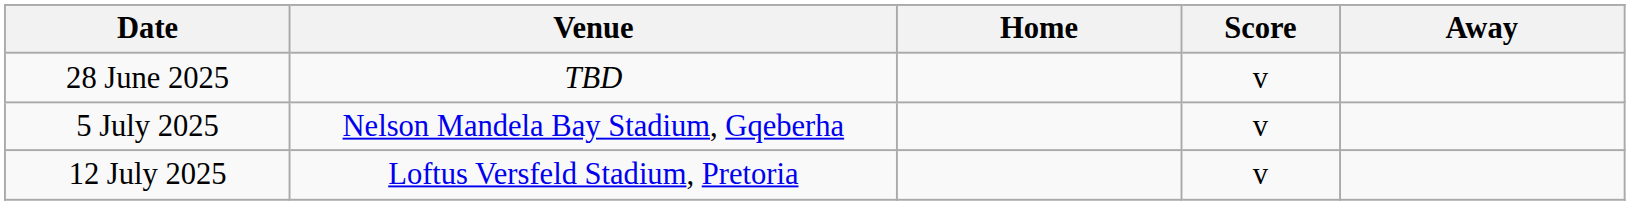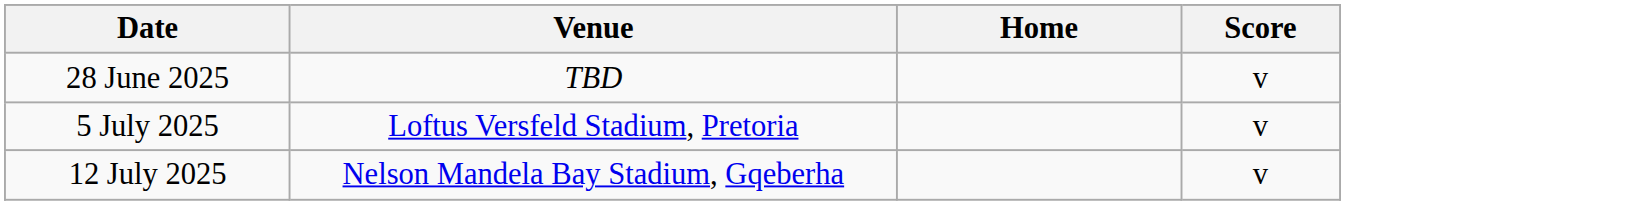- column: (1482, 28)
(593, 125) Nelson Mandela Bay Stadium, Gqeberha -> (593, 125) Loftus Versfeld Stadium, Pretoria
(593, 174) Loftus Versfeld Stadium, Pretoria -> (593, 174) Nelson Mandela Bay Stadium, Gqeberha
